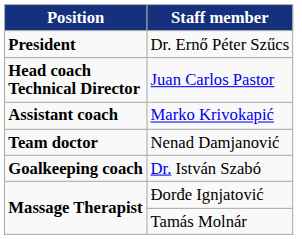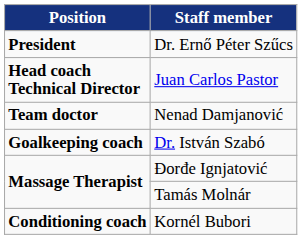- row: (212, 115)
+ row: (203, 221)
